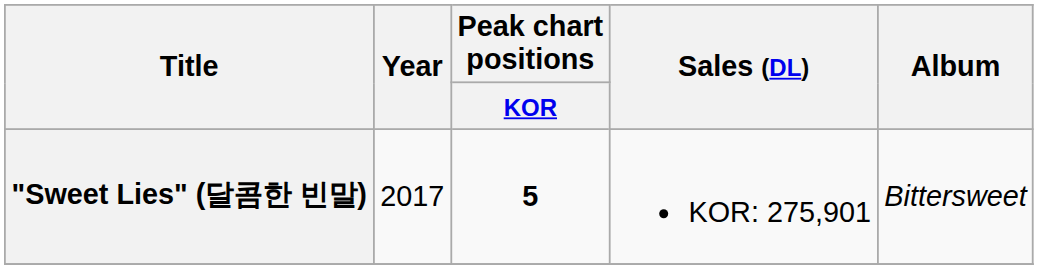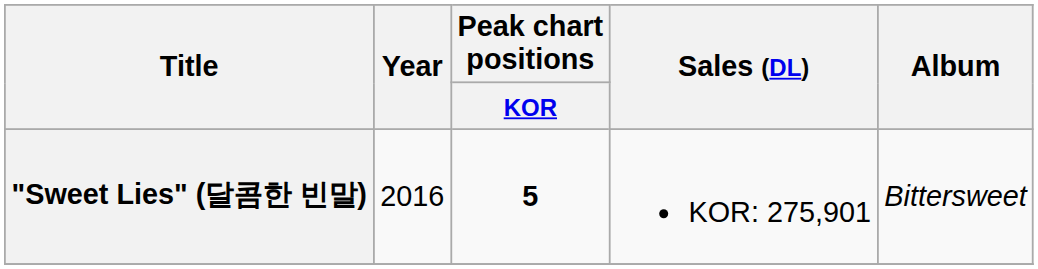(412, 196) 2017 -> (412, 196) 2016
